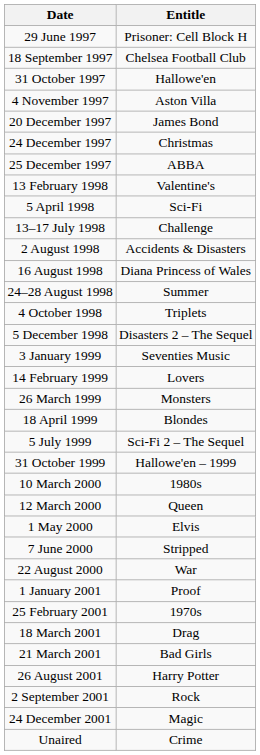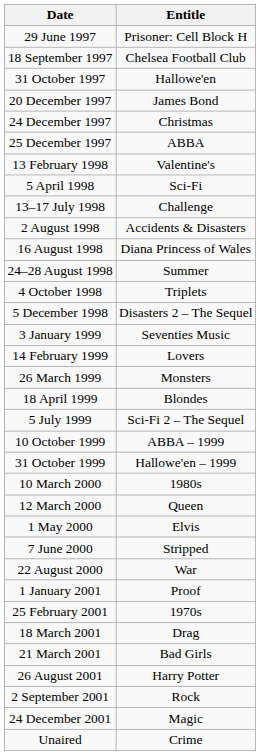- row: (60, 100)
+ row: (60, 441)
